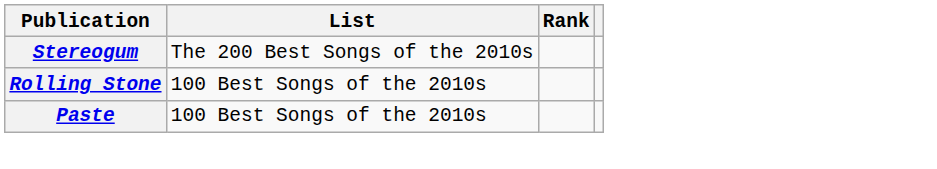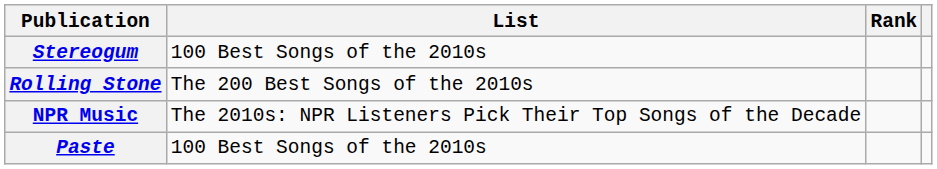(352, 52) The 200 Best Songs of the 2010s -> (329, 52) 100 Best Songs of the 2010s
(329, 84) 100 Best Songs of the 2010s -> (352, 84) The 200 Best Songs of the 2010s
+ row: (85, 116)
